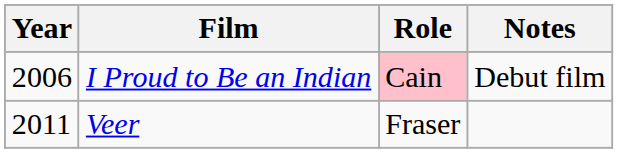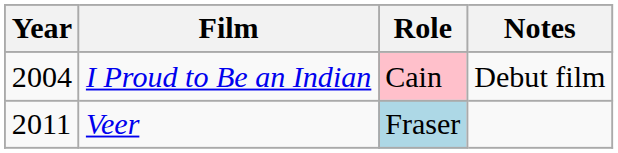(42, 76) 2006 -> (42, 76) 2004
(423, 123) no background -> (423, 123) lightblue background
